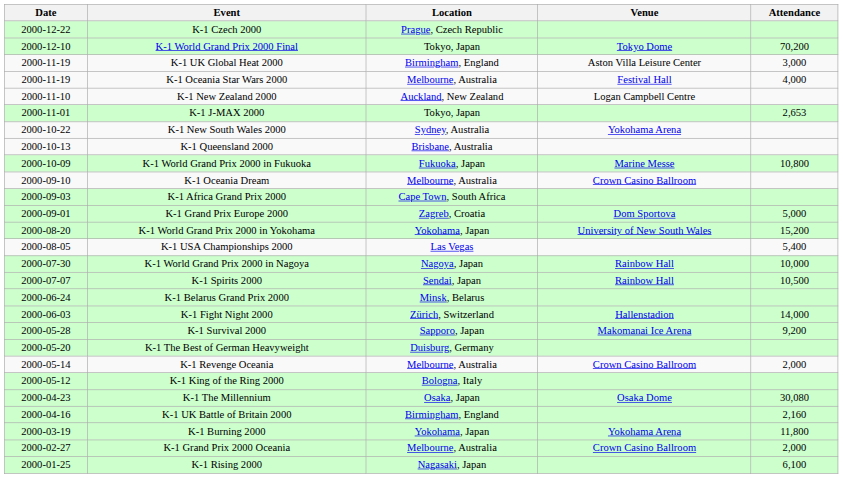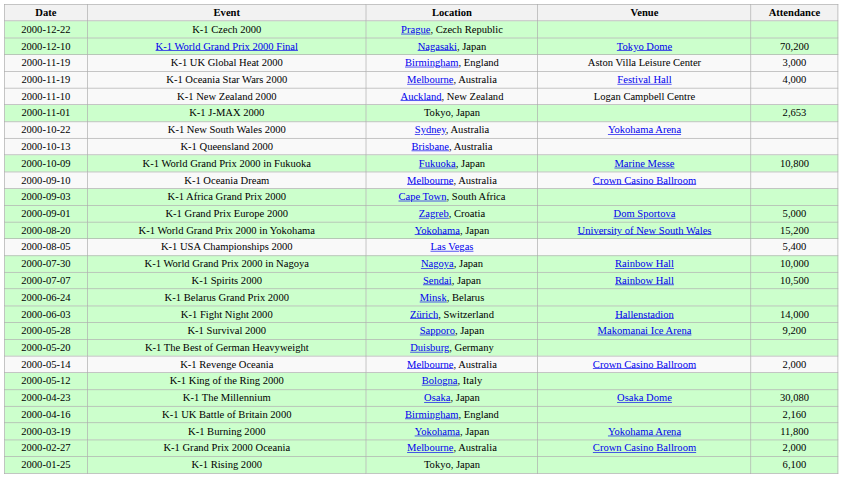(452, 46) Tokyo, Japan -> (452, 46) Nagasaki, Japan
(452, 465) Nagasaki, Japan -> (452, 465) Tokyo, Japan
